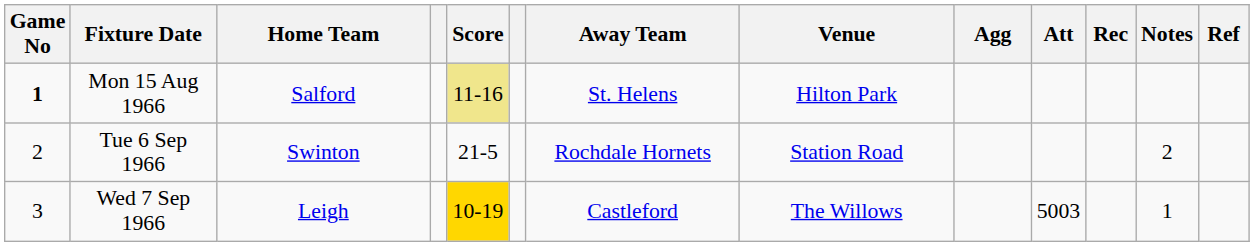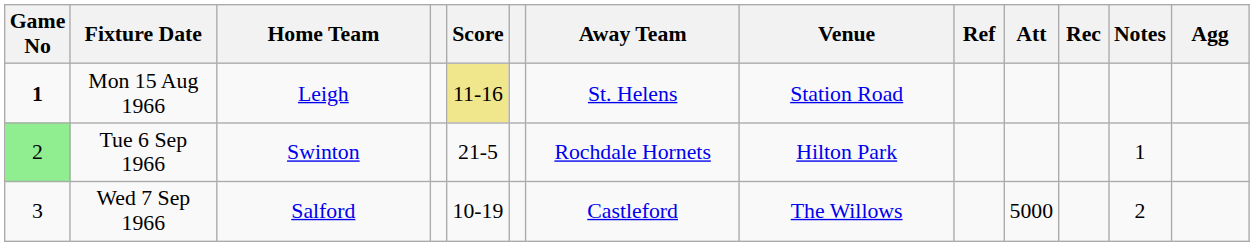columns swapped: (993, 33) <-> (1224, 33)
(323, 92) Salford -> (323, 92) Leigh
(847, 92) Hilton Park -> (847, 92) Station Road
(37, 151) no background -> (37, 151) lightgreen background
(847, 151) Station Road -> (847, 151) Hilton Park
(1167, 151) 2 -> (1140, 151) 1
(323, 210) Leigh -> (323, 210) Salford
(478, 210) gold background -> (478, 210) no background
(1058, 210) 5003 -> (1031, 210) 5000
(1167, 210) 1 -> (1140, 210) 2
